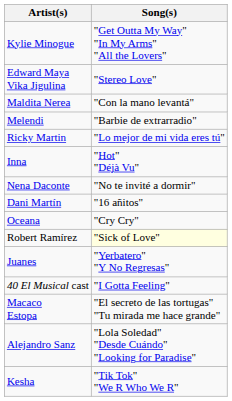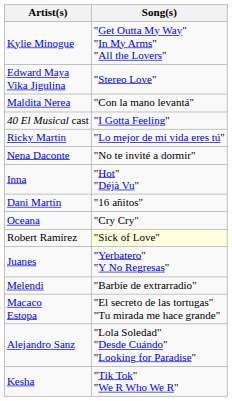rows swapped: (25, 120) <-> (48, 285)
rows swapped: (38, 185) <-> (17, 161)
